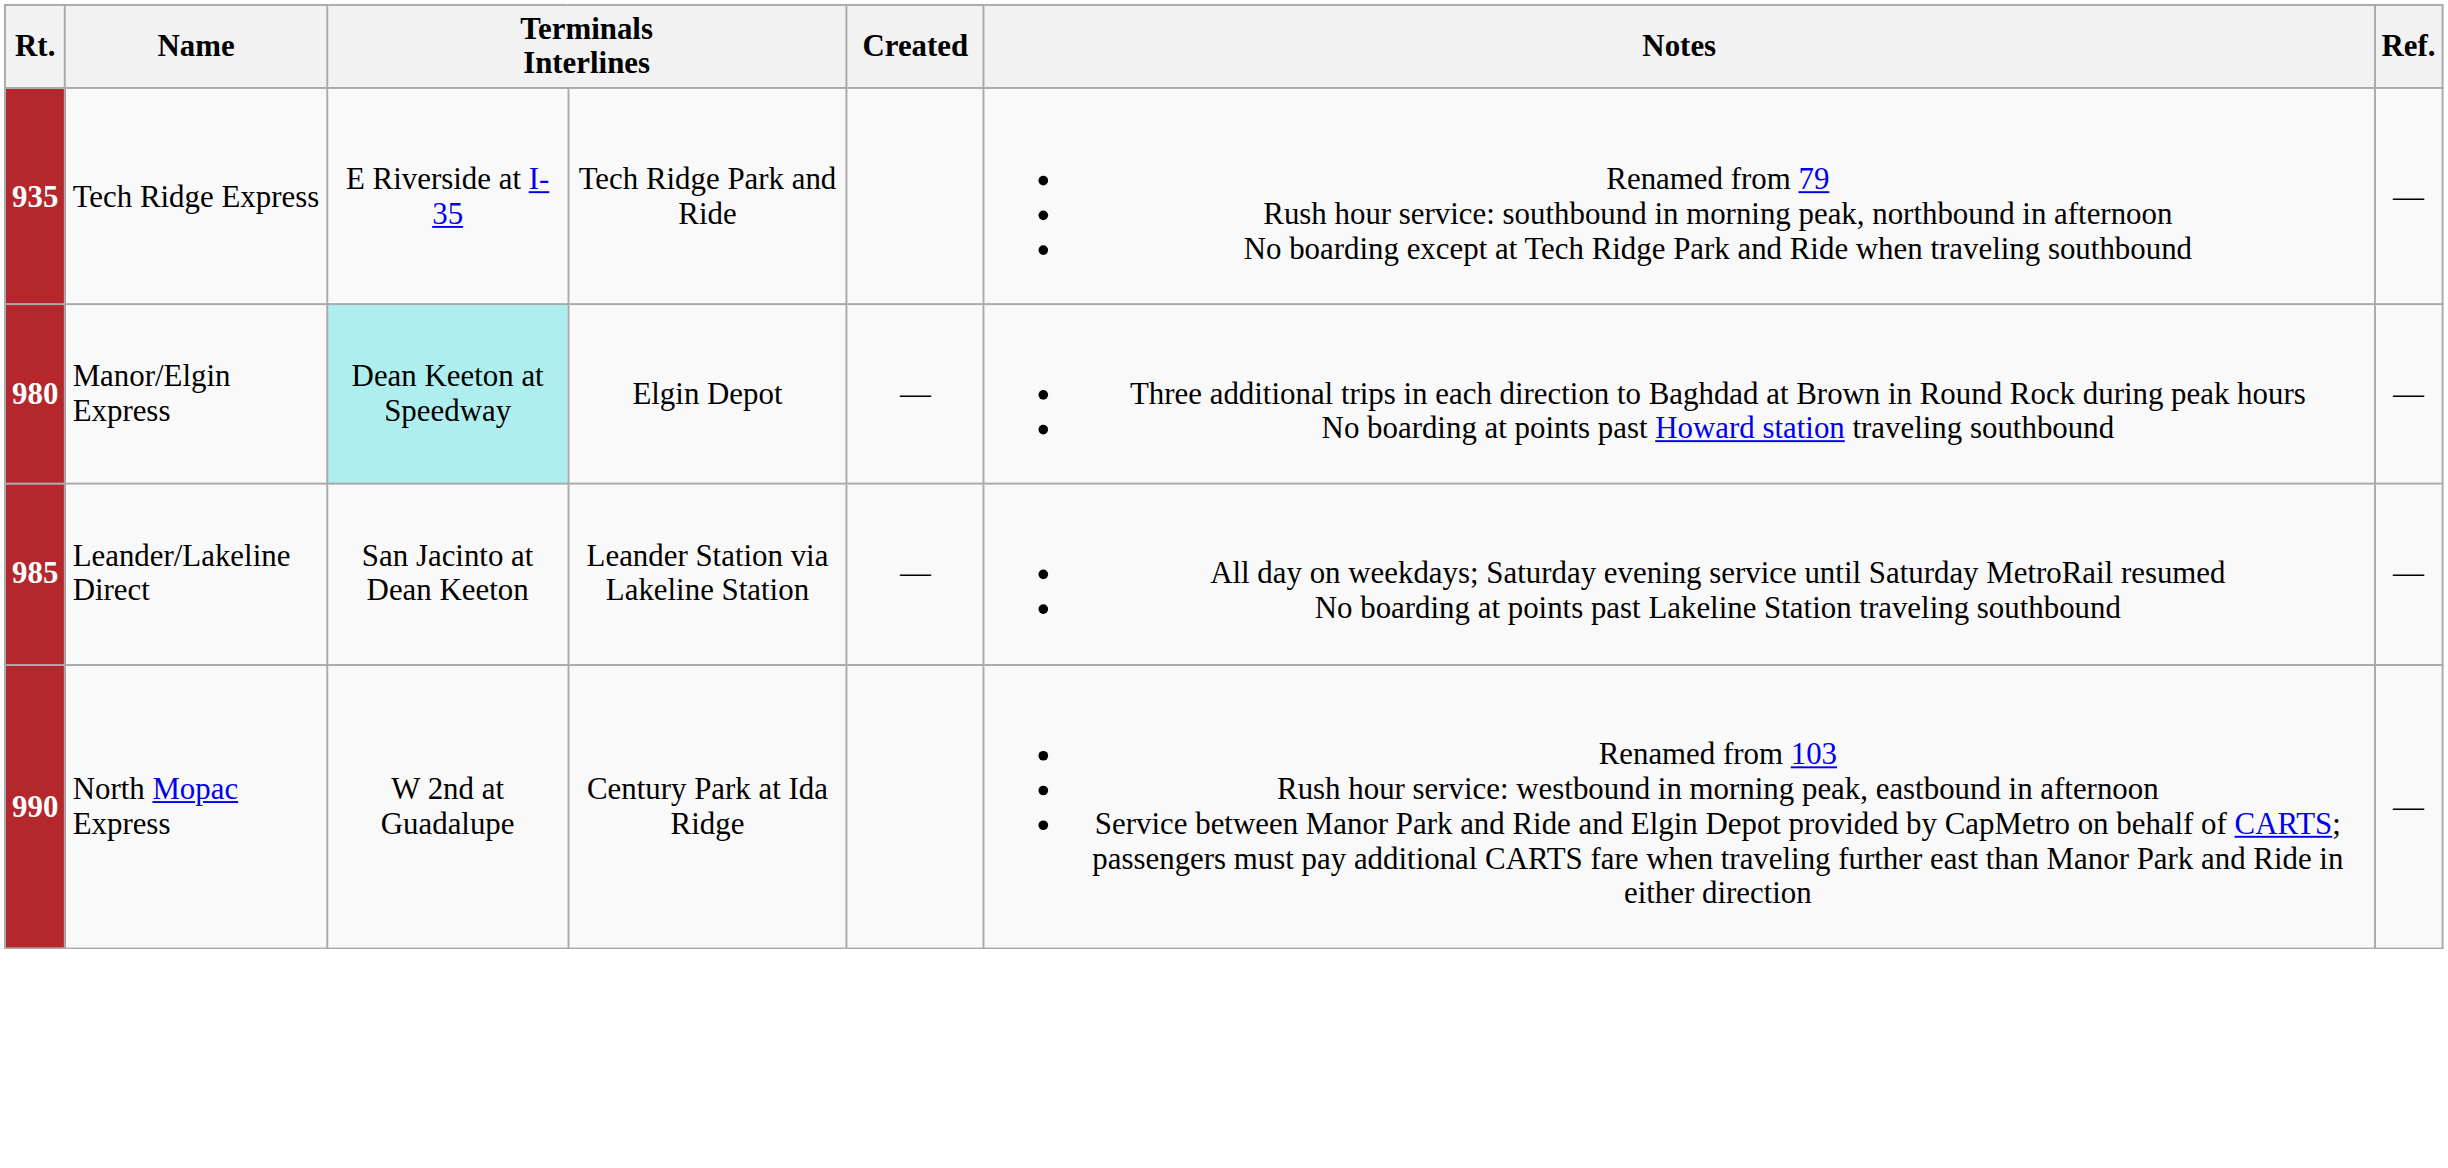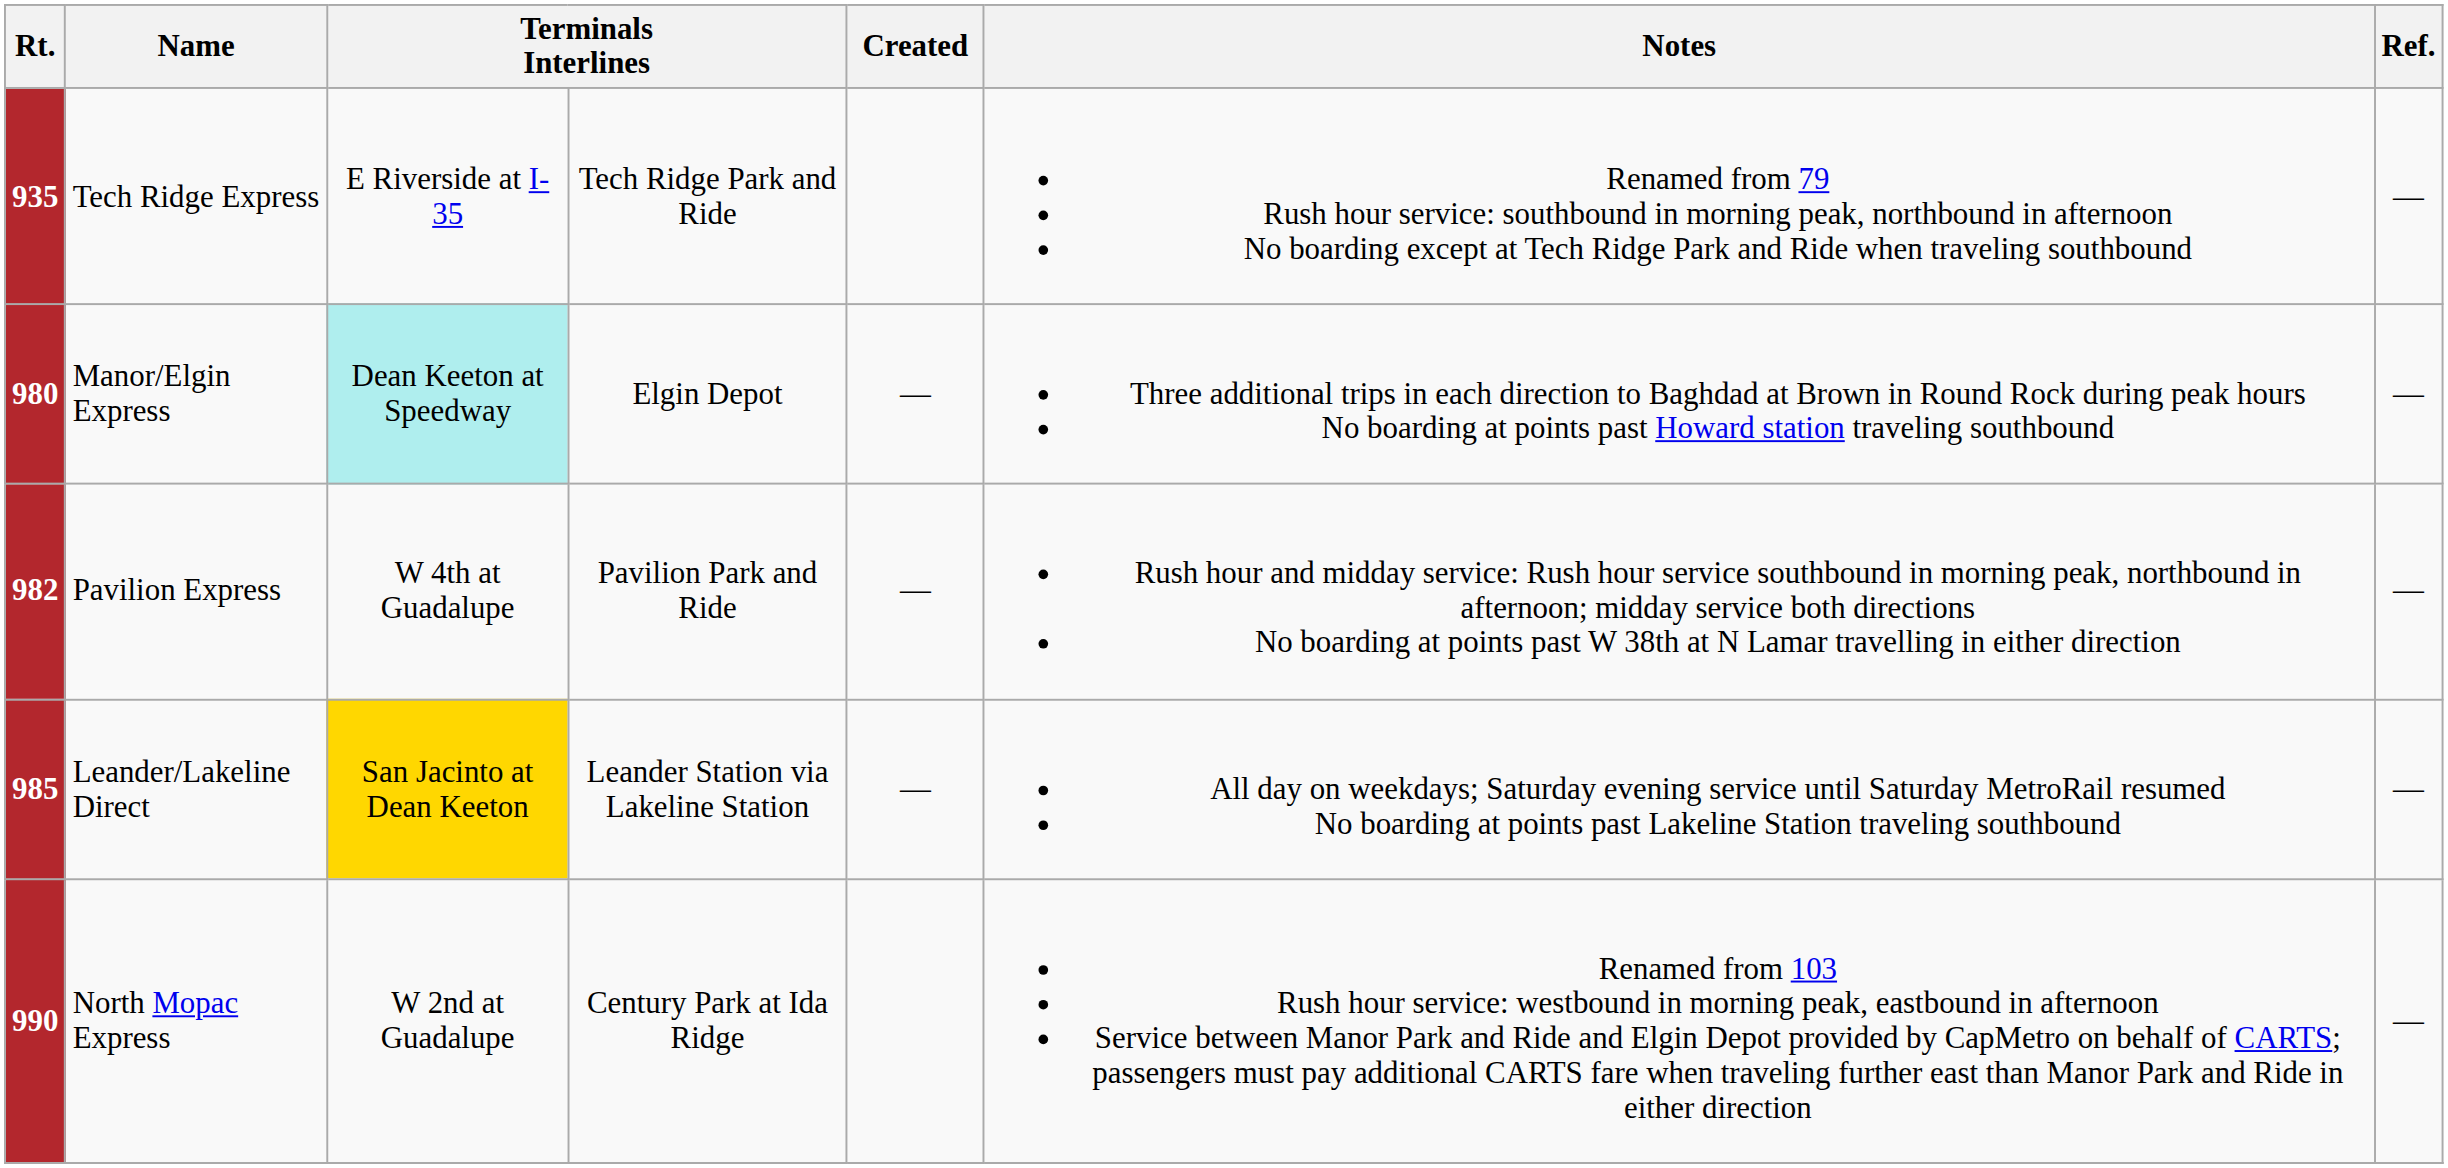+ row: (35, 590)
(448, 573) no background -> (448, 788) gold background
